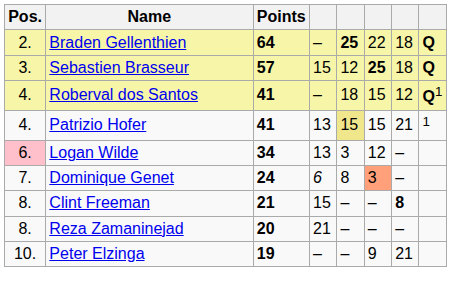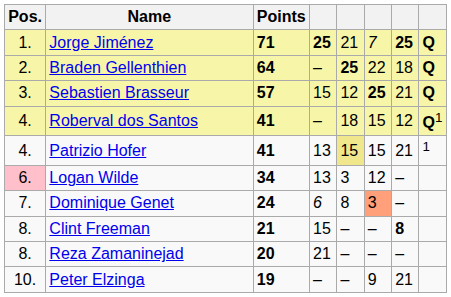+ row: (101, 42)
(404, 67) 18 -> (404, 93) 21
